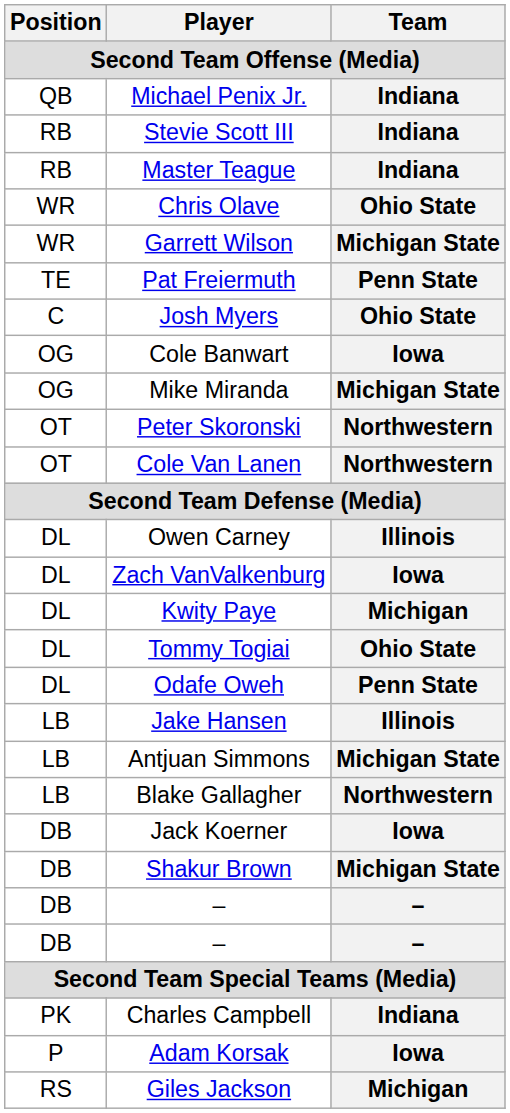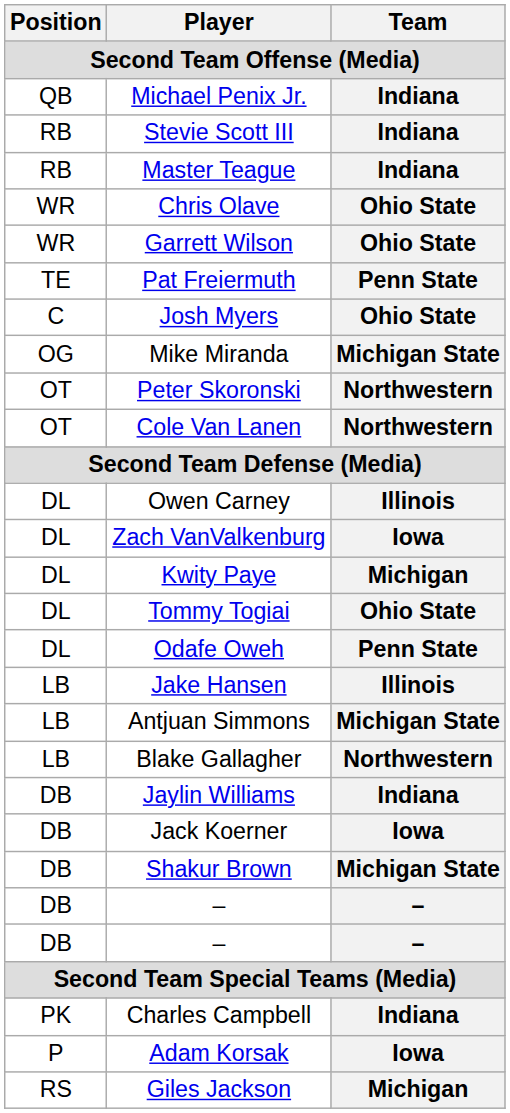(418, 243) Michigan State -> (418, 243) Ohio State
- row: (56, 354)
+ row: (56, 795)
